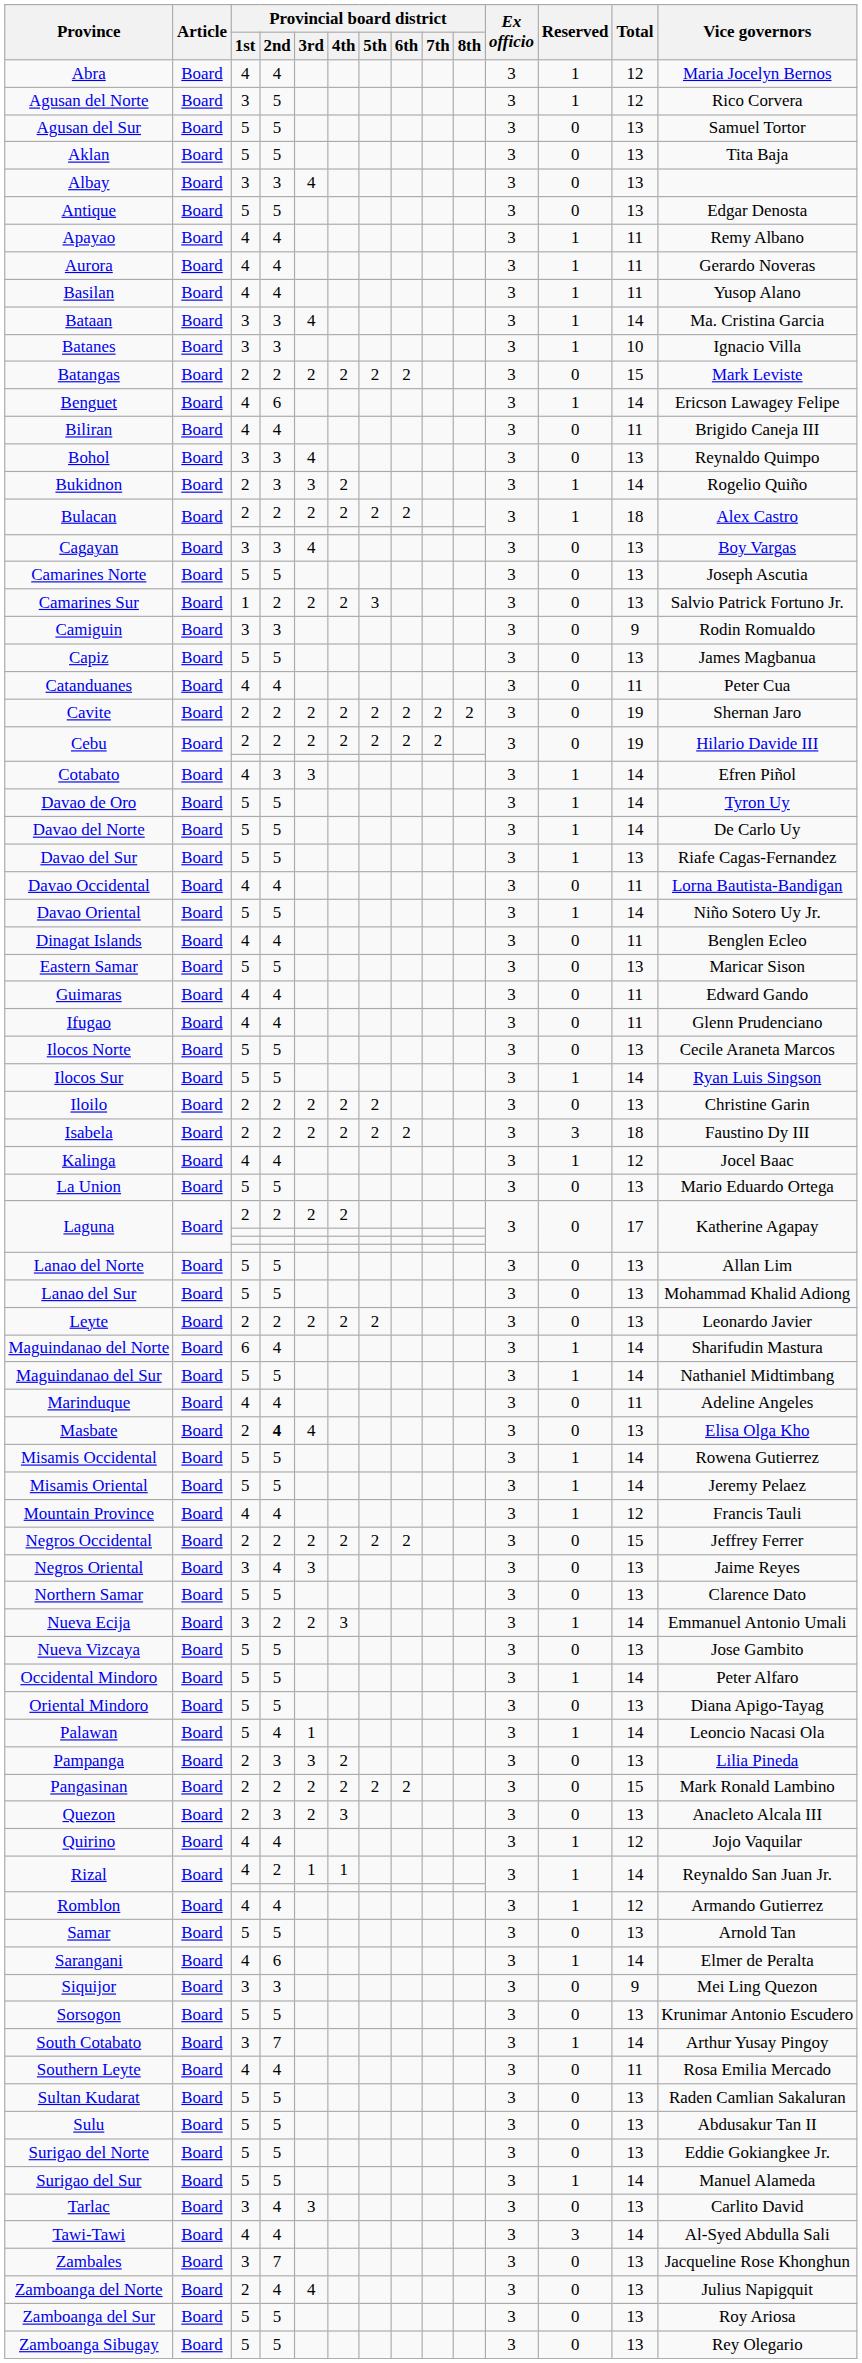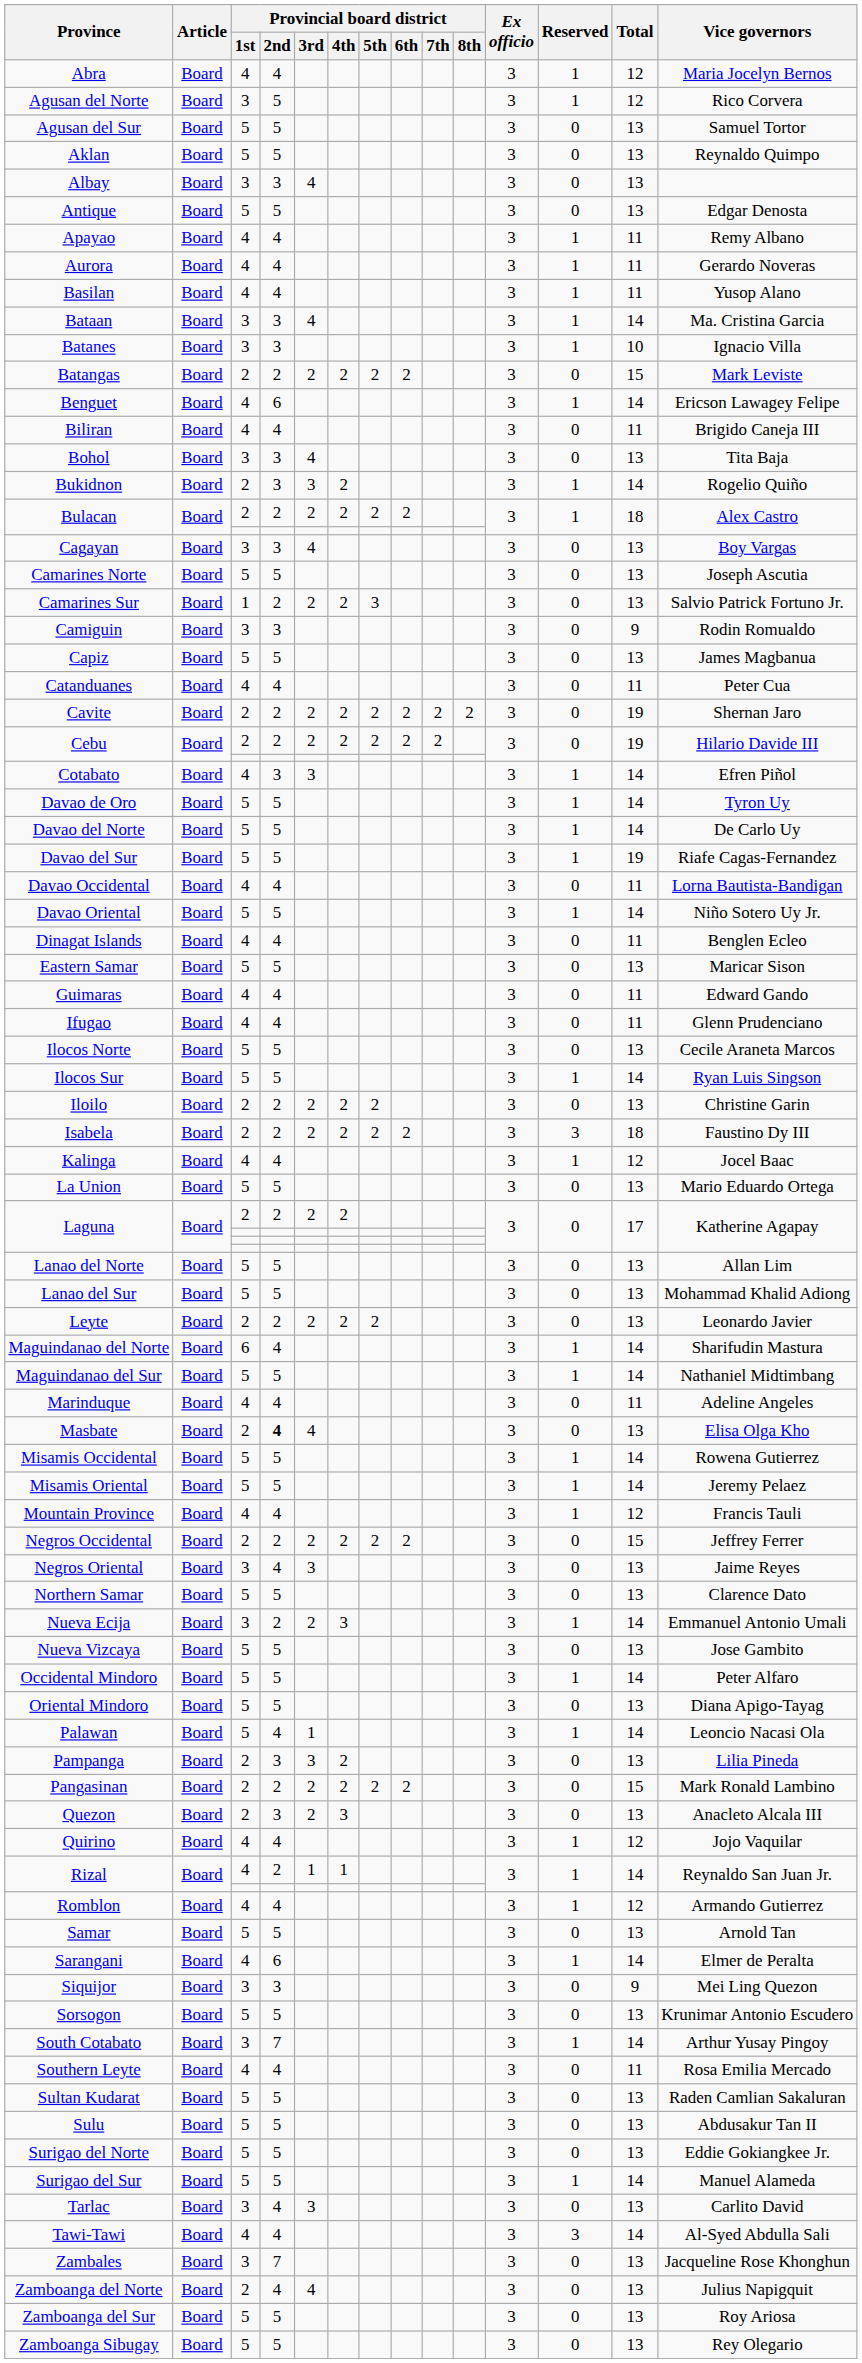(757, 155) Tita Baja -> (757, 155) Reynaldo Quimpo
(757, 457) Reynaldo Quimpo -> (757, 457) Tita Baja
(635, 857) 13 -> (635, 857) 19
